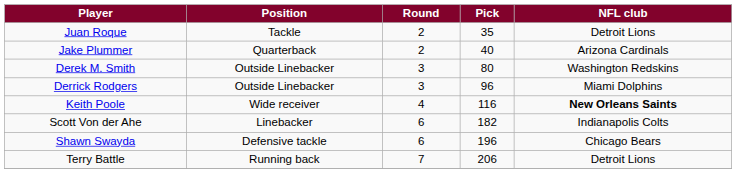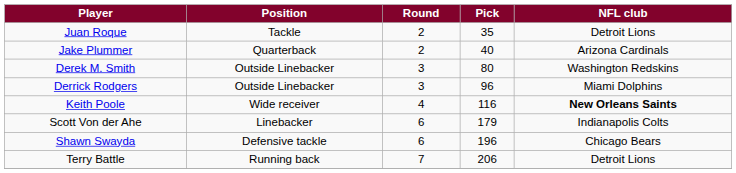(487, 123) 182 -> (487, 123) 179
